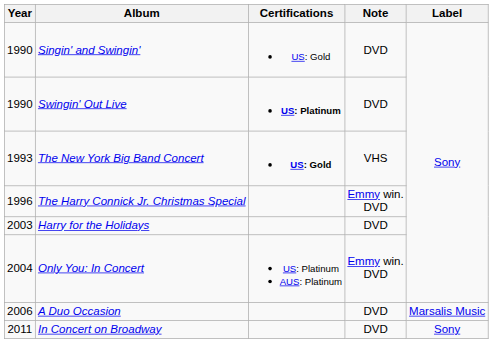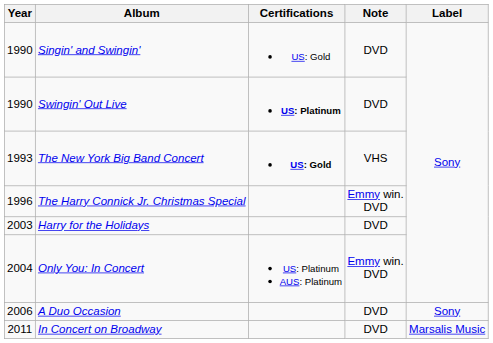(447, 311) Marsalis Music -> (447, 311) Sony
(447, 329) Sony -> (447, 329) Marsalis Music
